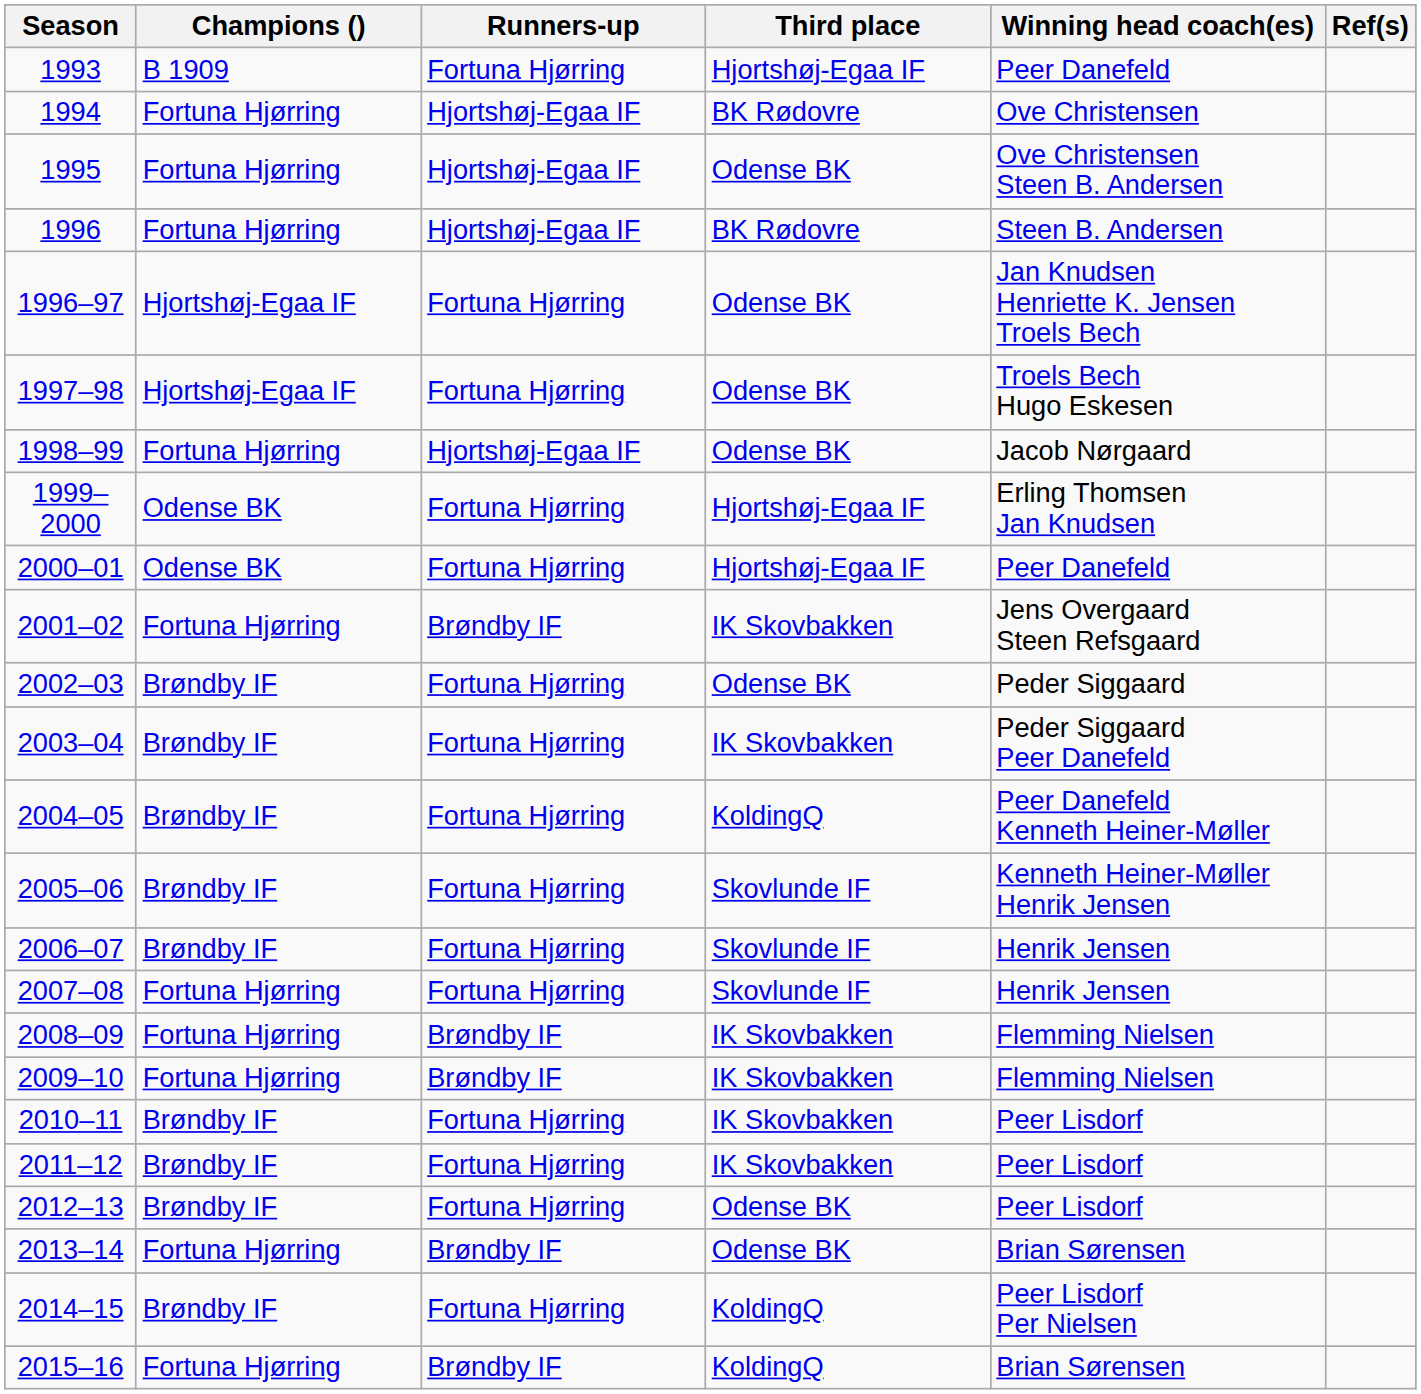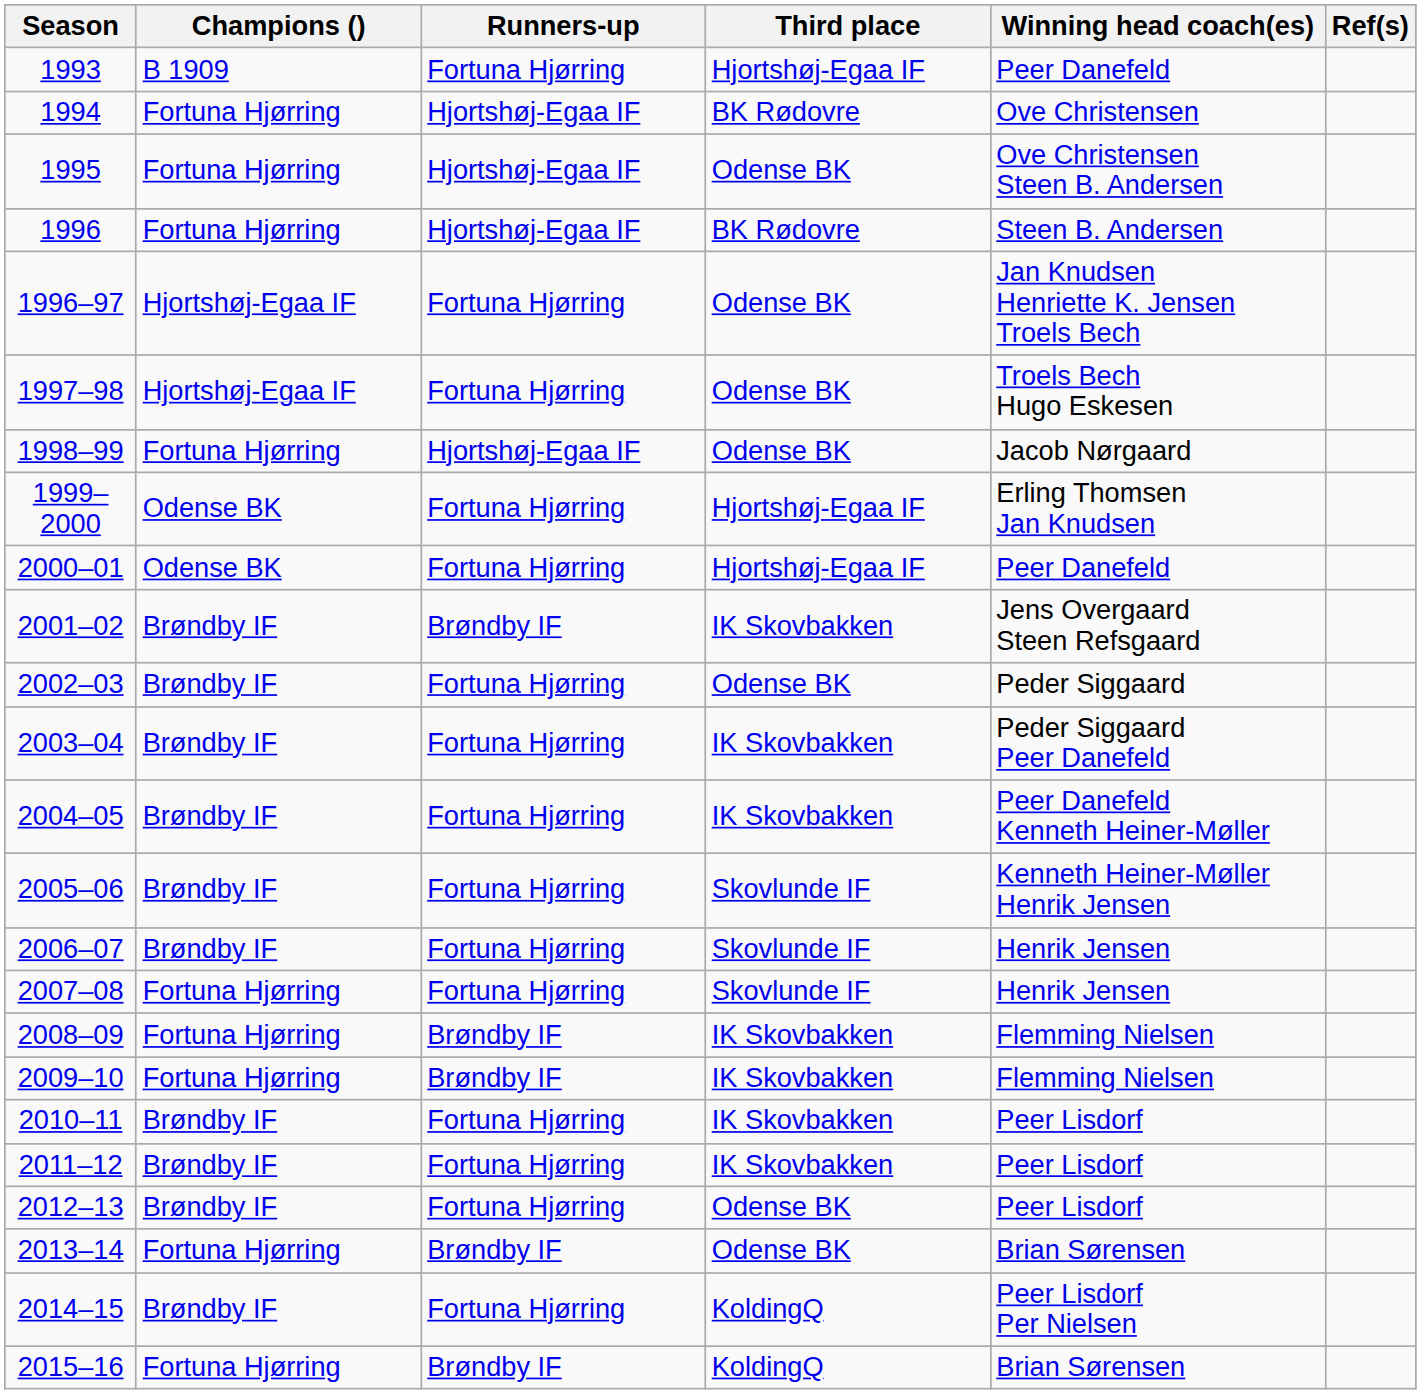(242, 625) Fortuna Hjørring -> (210, 625) Brøndby IF
(768, 816) KoldingQ -> (802, 816) IK Skovbakken
